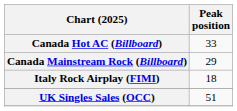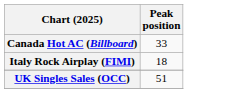- row: (97, 61)
